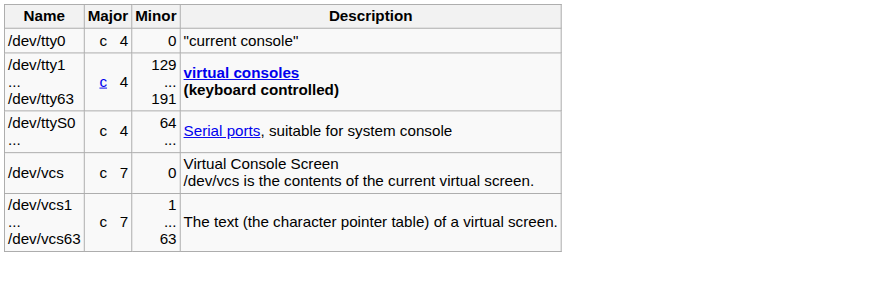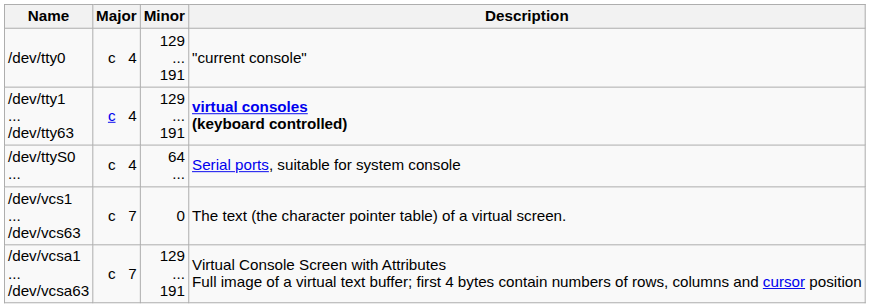(172, 40) 0 -> (172, 57) 129 ... 191
- row: (36, 172)
(168, 222) 1 ... 63 -> (181, 215) 0
+ row: (49, 273)
